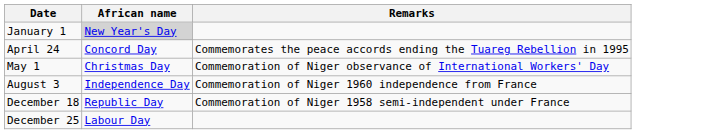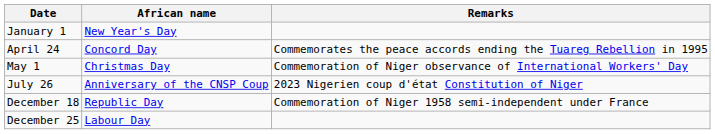(131, 31) lightgrey background -> (131, 31) no background
+ row: (30, 85)
- row: (33, 85)
